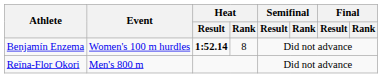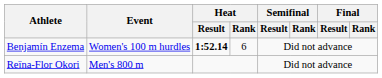(244, 47) 8 -> (244, 47) 6
